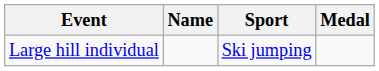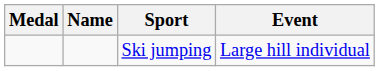columns swapped: (345, 19) <-> (84, 19)
